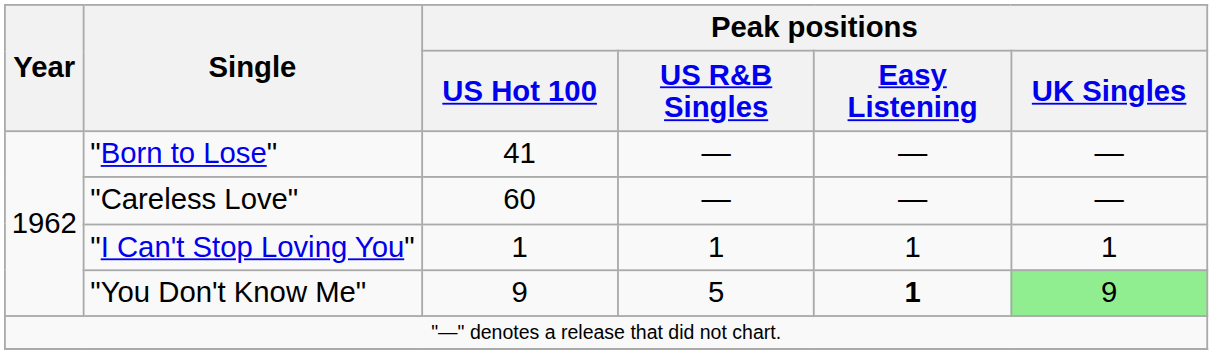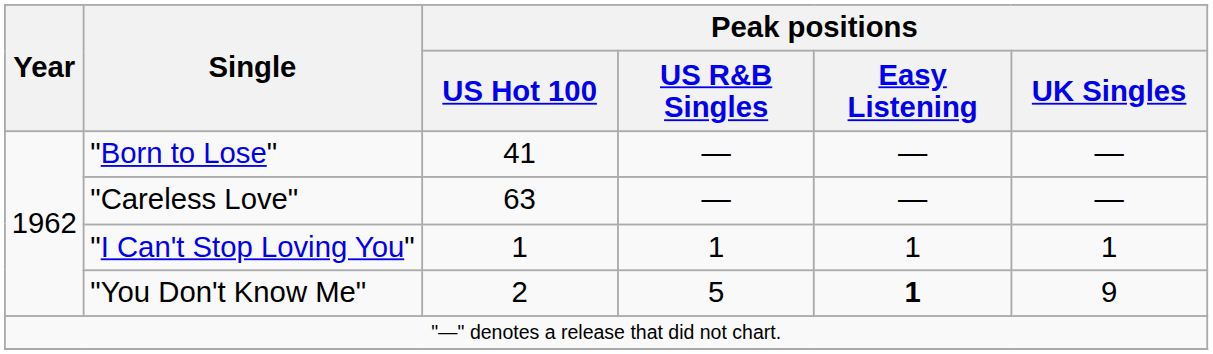(520, 199) 60 -> (520, 199) 63
(520, 292) 9 -> (520, 292) 2
(1109, 292) lightgreen background -> (1109, 292) no background
